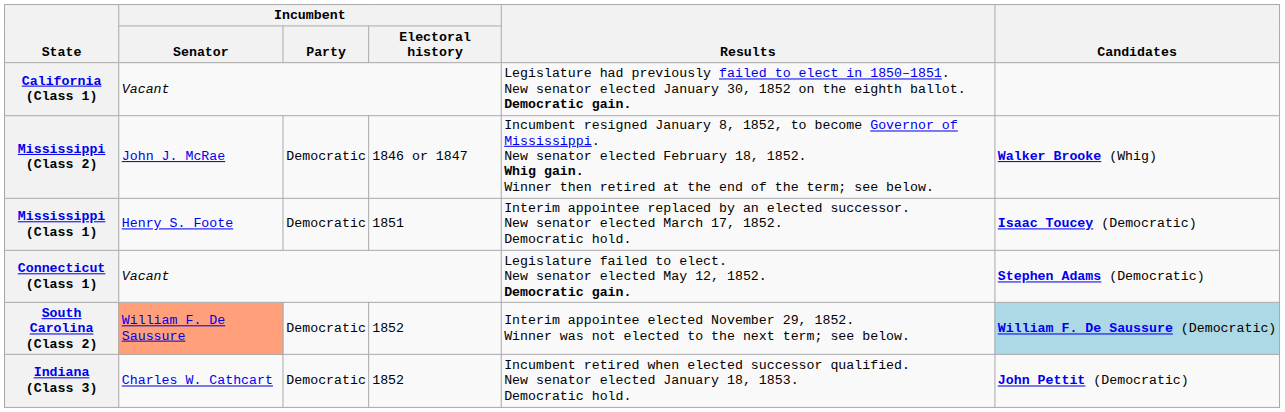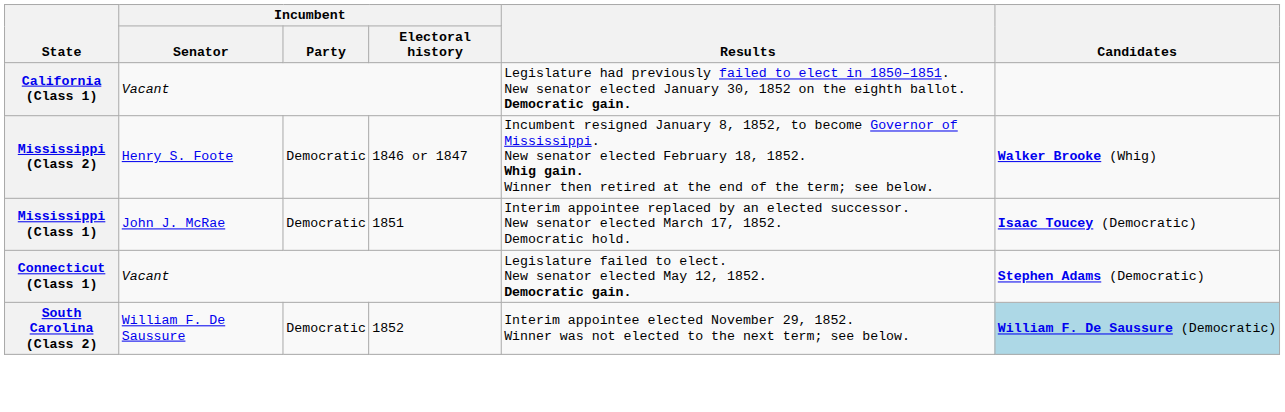(173, 157) John J. McRae -> (177, 157) Henry S. Foote
(177, 224) Henry S. Foote -> (173, 224) John J. McRae
(173, 329) lightsalmon background -> (173, 329) no background
- row: (62, 381)
